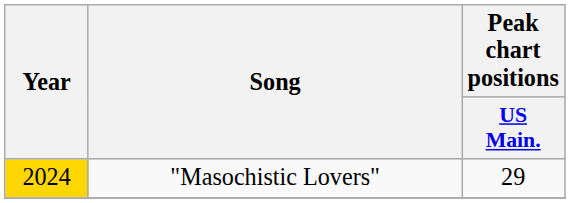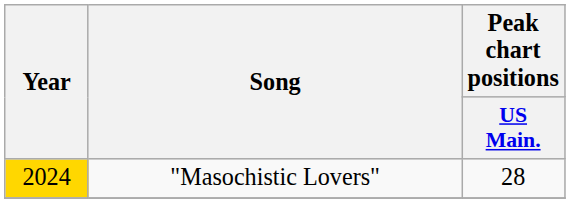(513, 177) 29 -> (513, 177) 28
